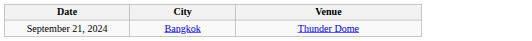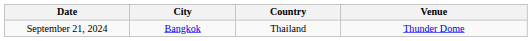+ column: (288, 12)
